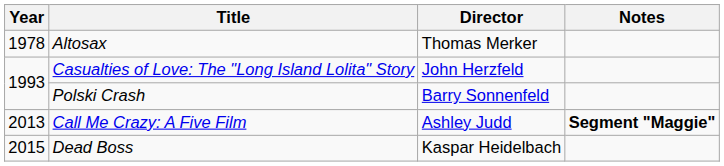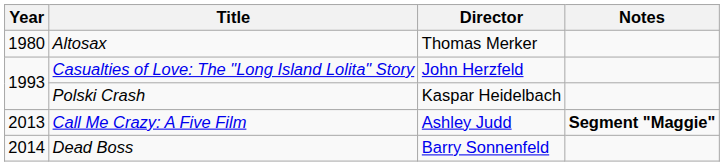(27, 43) 1978 -> (27, 43) 1980
(486, 95) Barry Sonnenfeld -> (491, 95) Kaspar Heidelbach
(27, 148) 2015 -> (27, 148) 2014
(491, 148) Kaspar Heidelbach -> (486, 148) Barry Sonnenfeld
